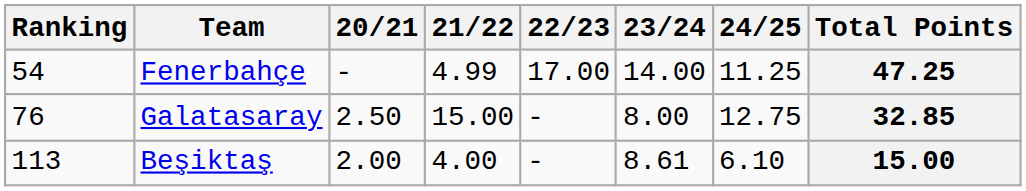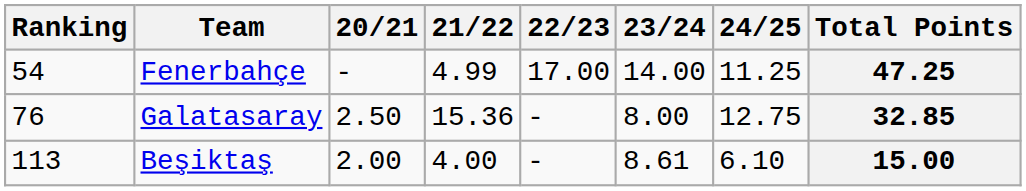(473, 117) 15.00 -> (473, 117) 15.36
